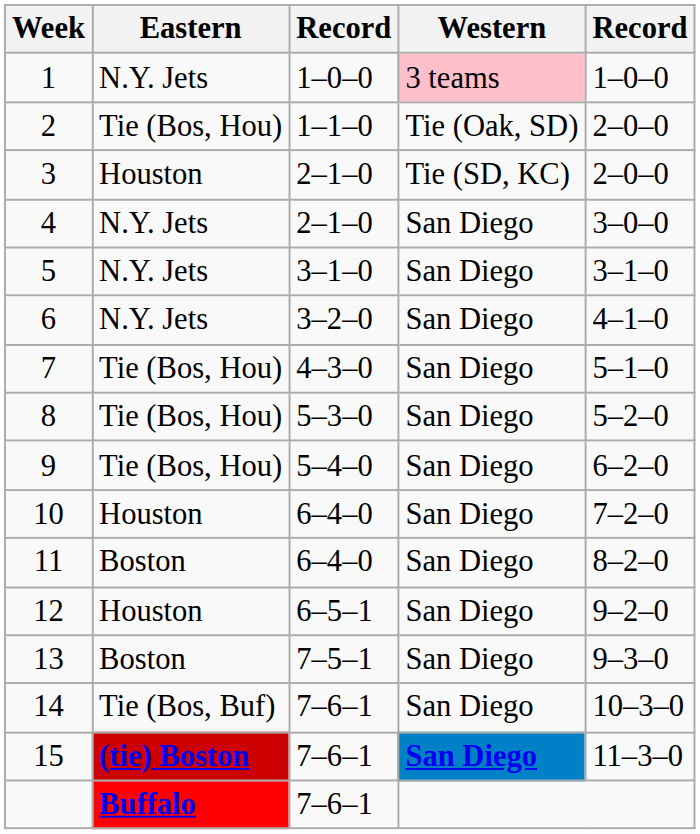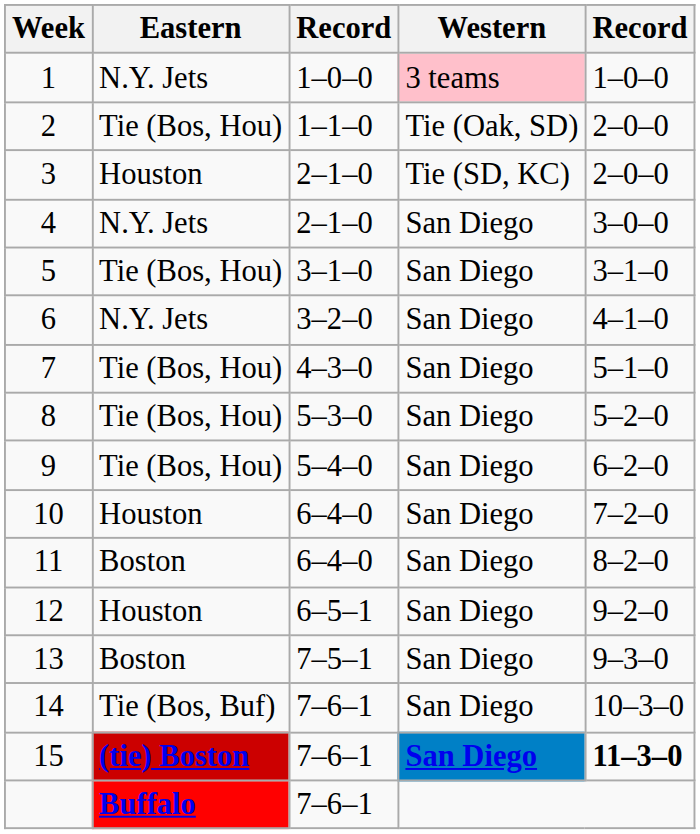(154, 271) N.Y. Jets -> (191, 271) Tie (Bos, Hou)
(638, 755) normal -> (637, 755) bold
